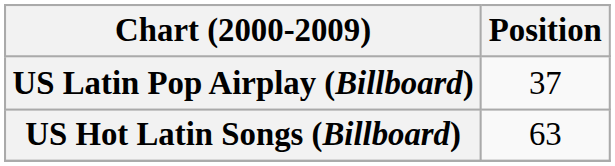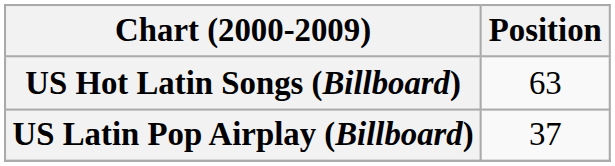rows swapped: (243, 134) <-> (243, 82)
